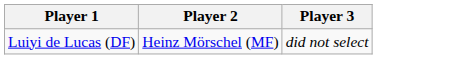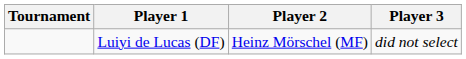+ column: (49, 16)
